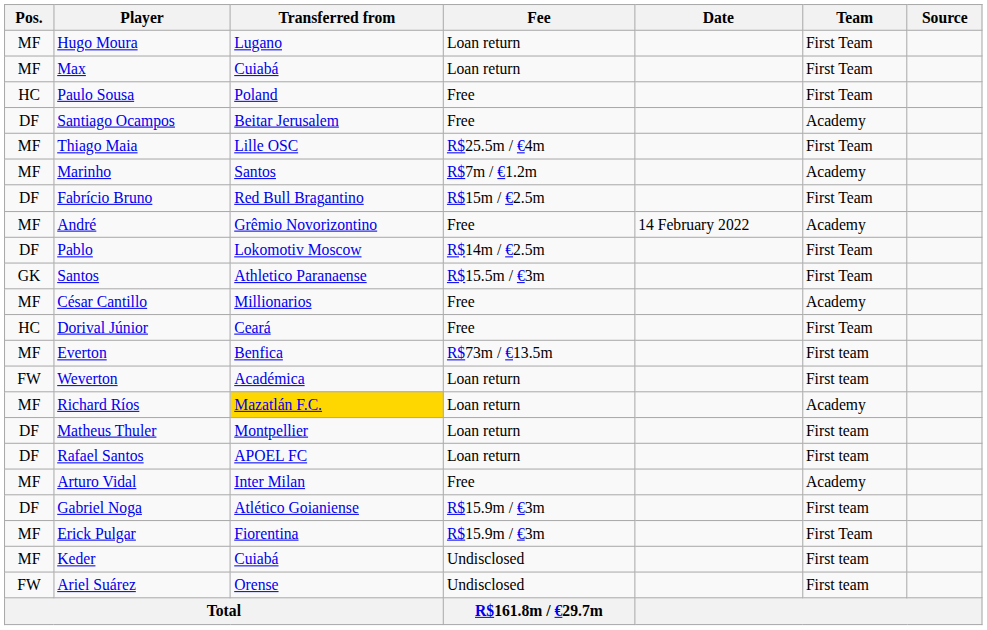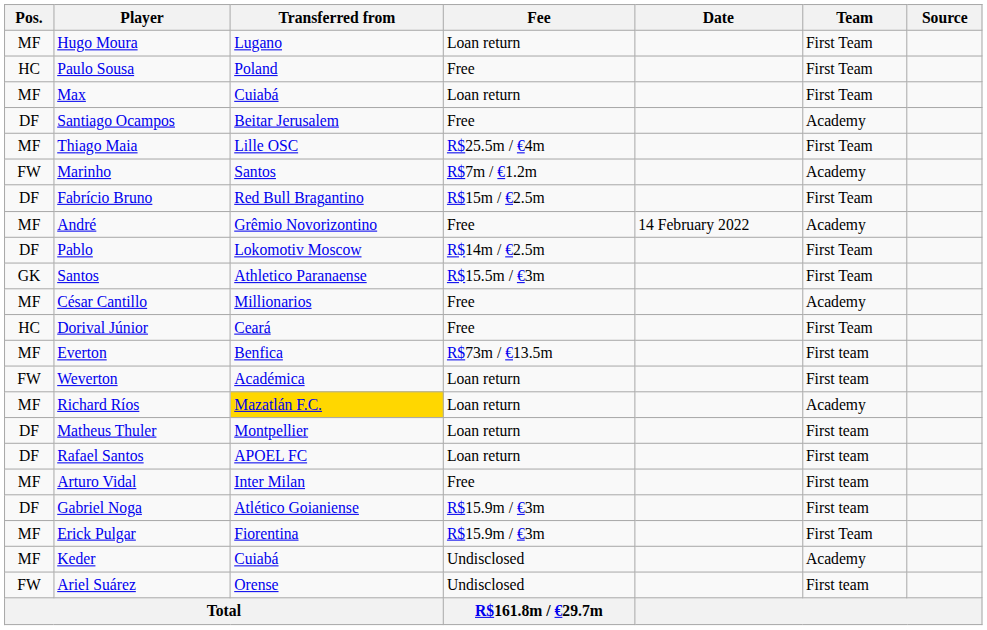rows swapped: (72, 69) <-> (96, 95)
(29, 172) MF -> (29, 172) FW
(836, 482) Academy -> (837, 482) First team
(837, 559) First team -> (836, 559) Academy
